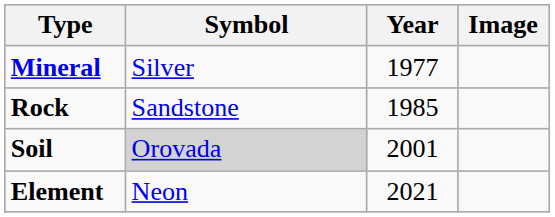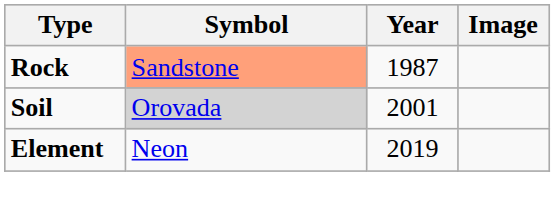- row: (56, 66)
(185, 107) no background -> (185, 66) lightsalmon background
(413, 107) 1985 -> (413, 66) 1987
(413, 190) 2021 -> (413, 149) 2019
